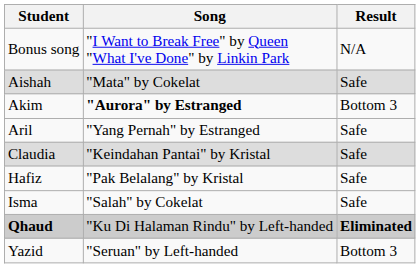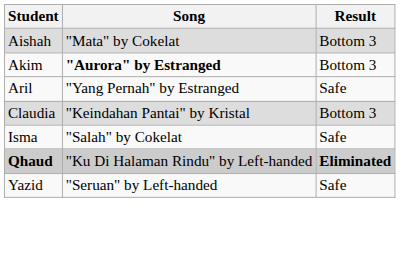- row: (44, 49)
(354, 81) Safe -> (348, 40) Bottom 3
(354, 154) Safe -> (348, 112) Bottom 3
- row: (25, 178)
(369, 250) Bottom 3 -> (333, 185) Safe
